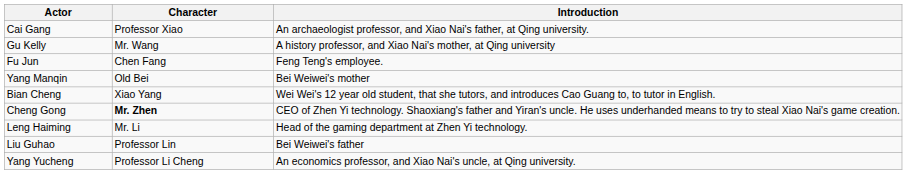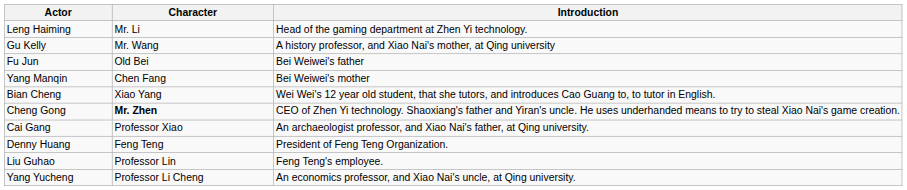rows swapped: (29, 29) <-> (39, 128)
(140, 62) Chen Fang -> (132, 62) Old Bei
(330, 62) Feng Teng's employee. -> (320, 62) Bei Weiwei's father
(132, 78) Old Bei -> (140, 78) Chen Fang
+ row: (39, 144)
(320, 144) Bei Weiwei's father -> (330, 161) Feng Teng's employee.
